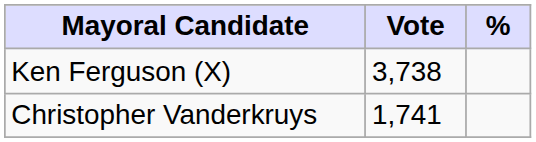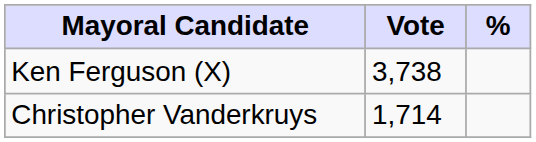(407, 114) 1,741 -> (407, 114) 1,714
